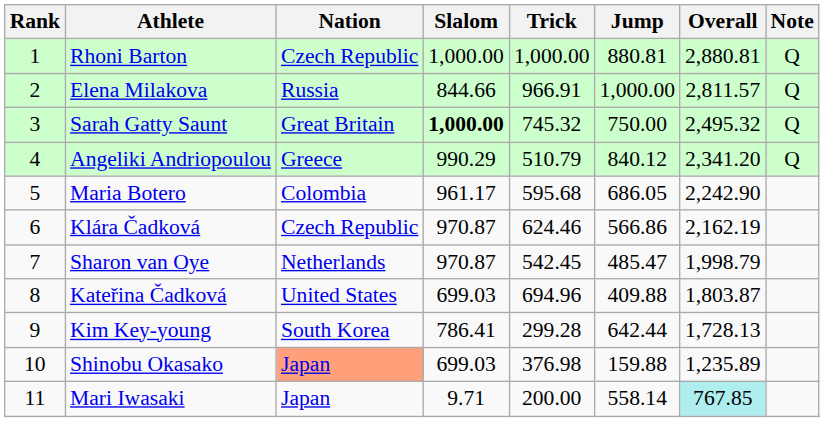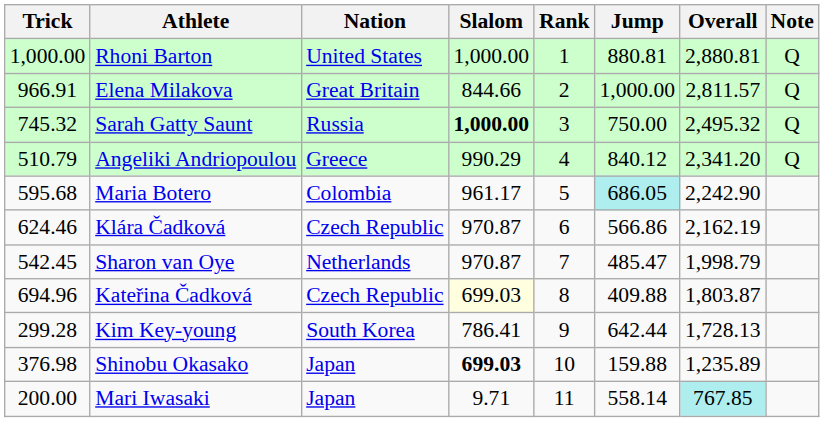columns swapped: (35, 21) <-> (552, 21)
(350, 55) Czech Republic -> (364, 55) United States
(310, 90) Russia -> (363, 90) Great Britain
(338, 124) Great Britain -> (335, 124) Russia
(637, 192) no background -> (637, 192) paleturquoise background
(339, 295) United States -> (375, 295) Czech Republic
(466, 295) no background -> (491, 295) lightyellow background
(306, 364) lightsalmon background -> (331, 364) no background
(466, 364) normal -> (491, 364) bold
